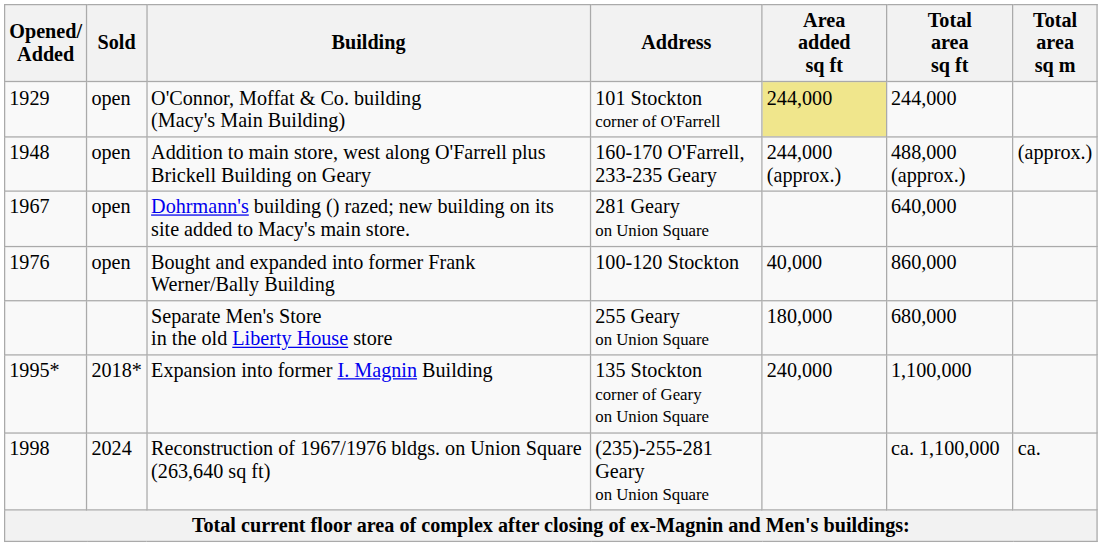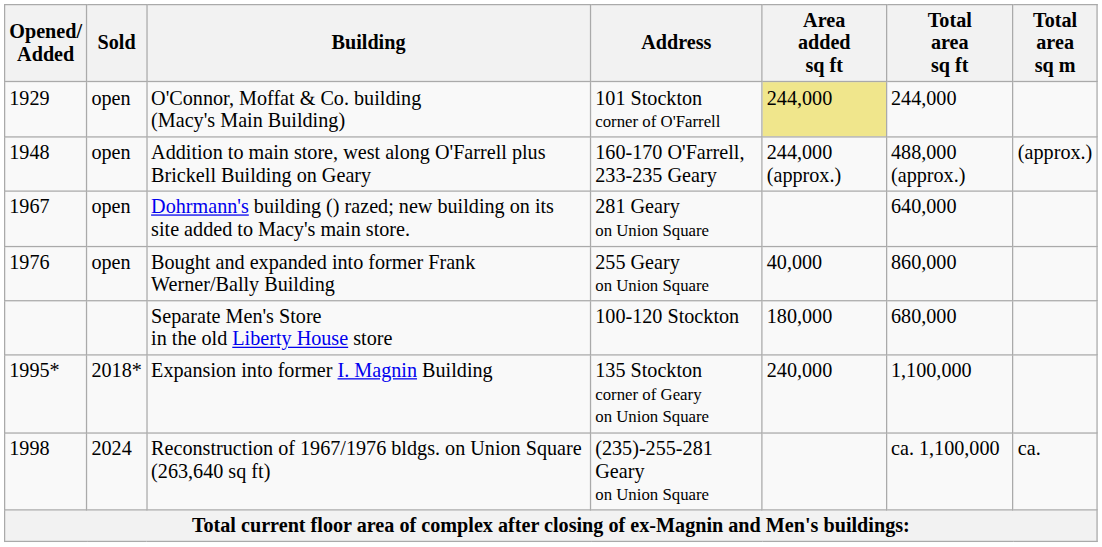(667, 261) 100-120 Stockton -> (652, 273) 255 Geary on Union Square
(652, 327) 255 Geary on Union Square -> (667, 316) 100-120 Stockton
